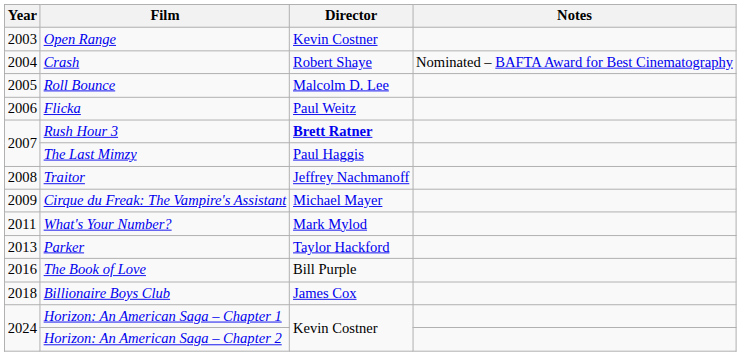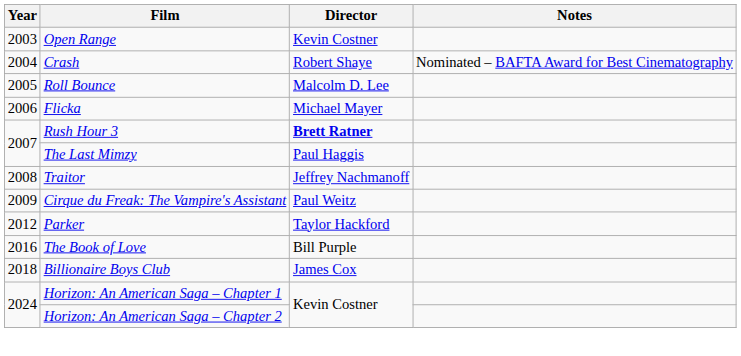(324, 108) Paul Weitz -> (338, 108) Michael Mayer
(338, 200) Michael Mayer -> (324, 200) Paul Weitz
- row: (108, 223)
(22, 246) 2013 -> (22, 223) 2012
